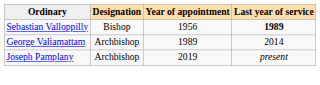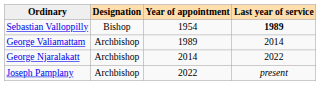(188, 27) 1956 -> (188, 27) 1954
+ row: (43, 57)
(188, 57) 2019 -> (188, 73) 2022
